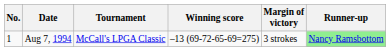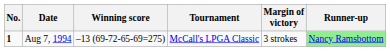columns swapped: (121, 18) <-> (215, 18)
(9, 39) normal -> (9, 39) bold
